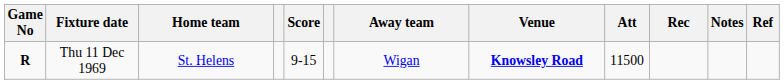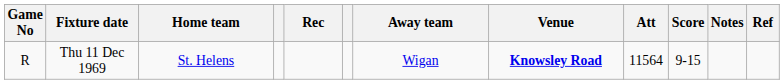columns swapped: (304, 23) <-> (679, 23)
(25, 60) bold -> (25, 60) normal
(627, 60) 11500 -> (646, 60) 11564
